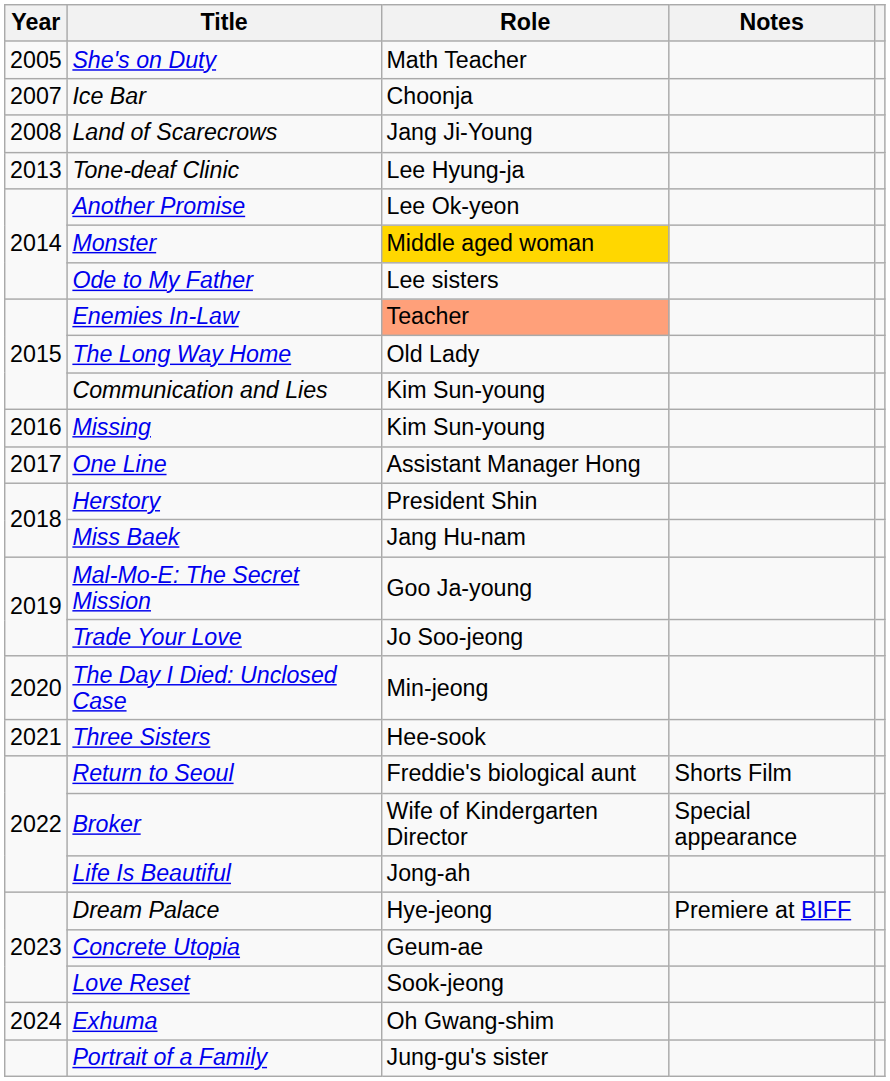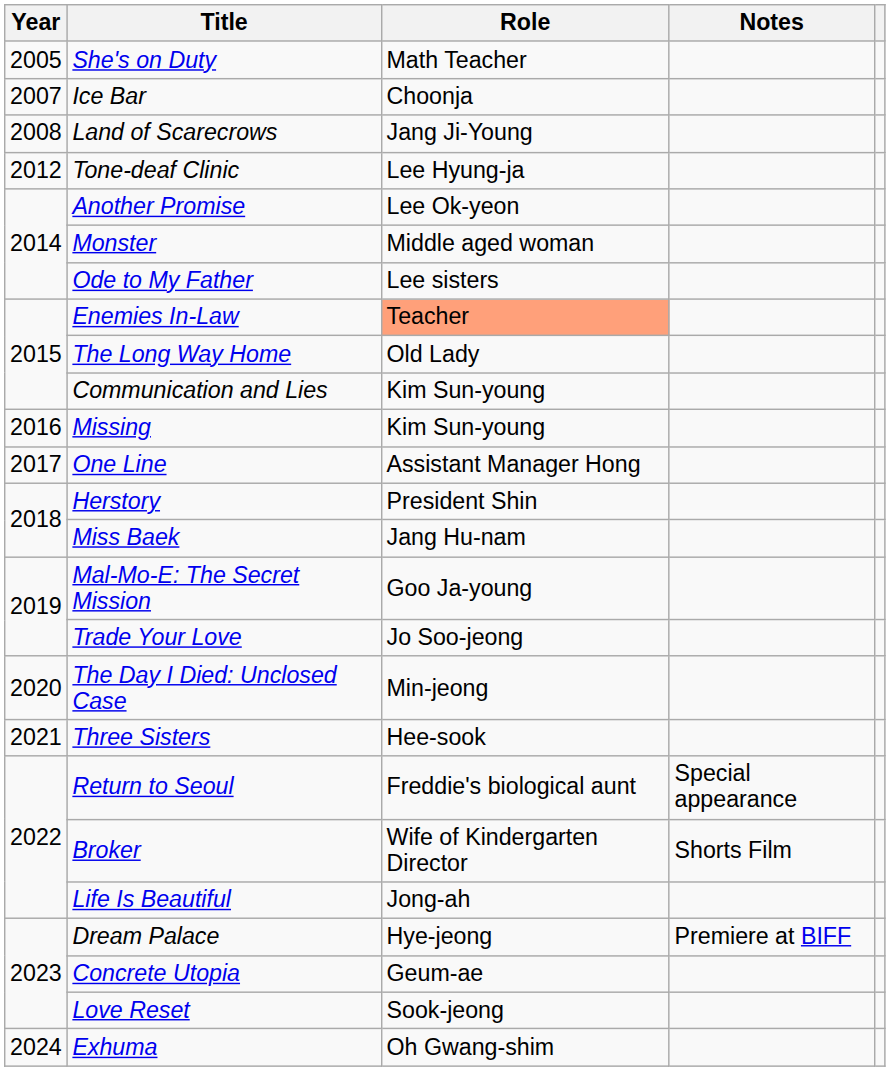(36, 170) 2013 -> (36, 170) 2012
(490, 243) gold background -> (490, 243) no background
(733, 774) Shorts Film -> (736, 787) Special appearance
(736, 824) Special appearance -> (733, 850) Shorts Film
- row: (170, 1057)
